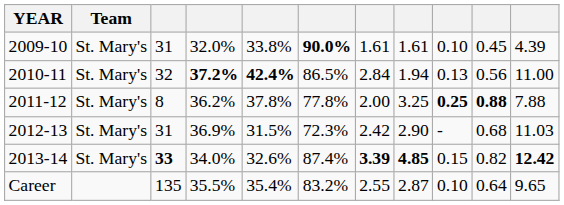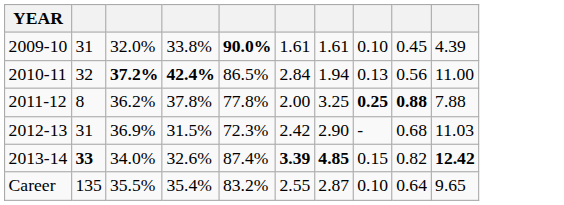- column: (111, 18)
